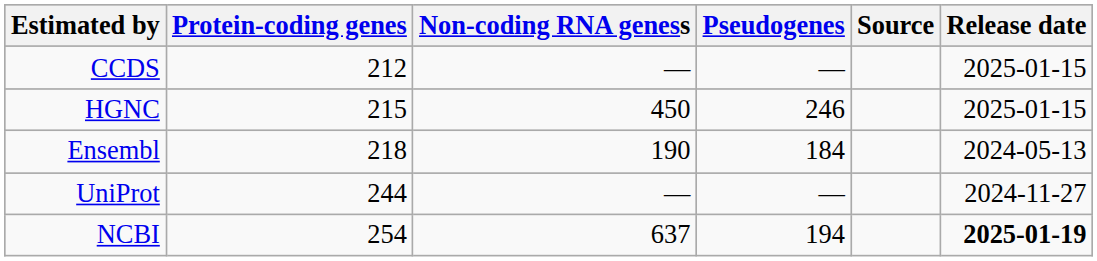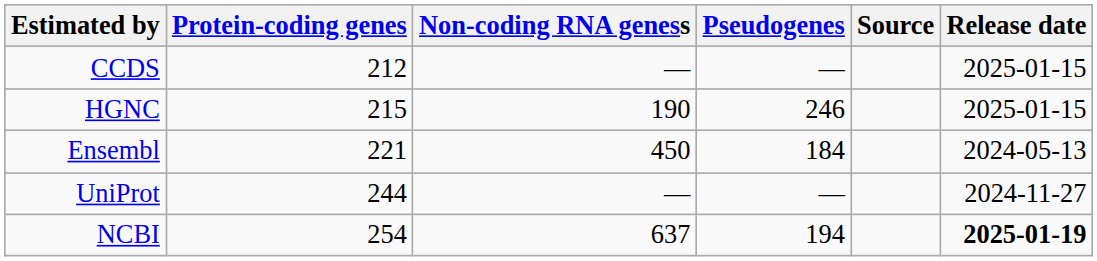(671, 109) 450 -> (671, 109) 190
(387, 151) 218 -> (387, 151) 221
(671, 151) 190 -> (671, 151) 450
